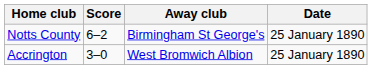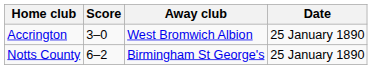rows swapped: (37, 54) <-> (44, 34)
